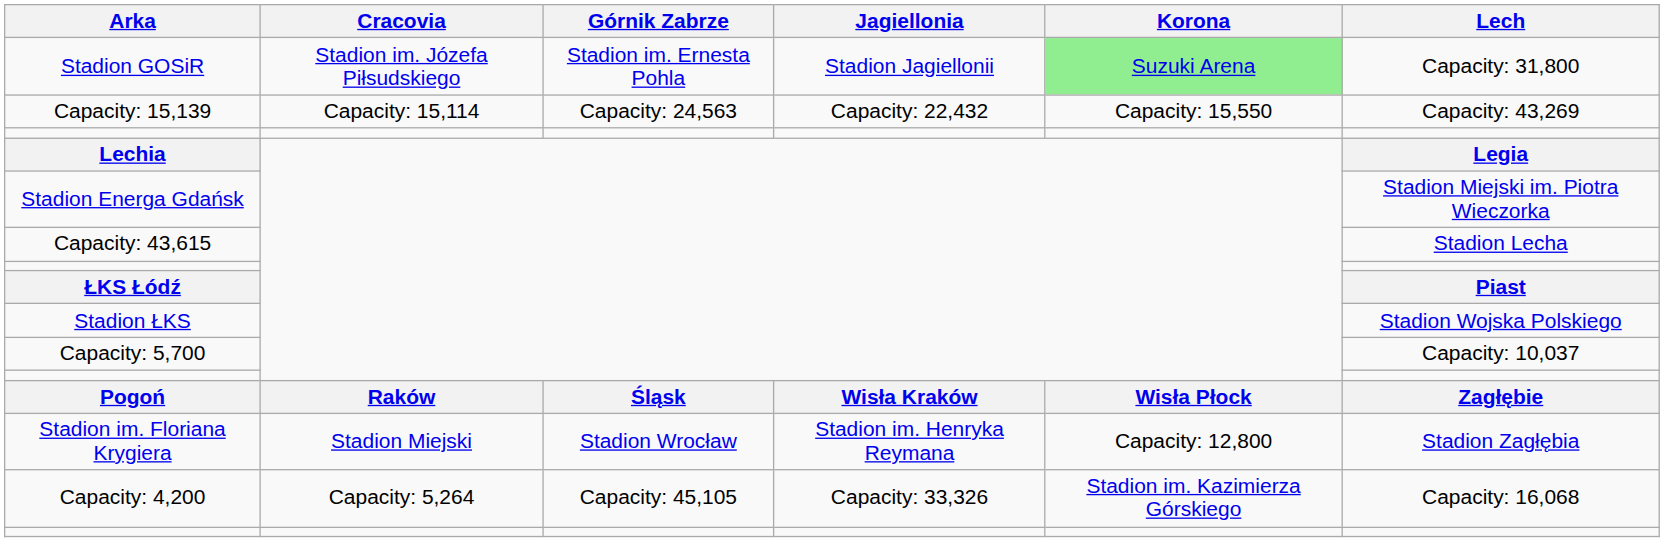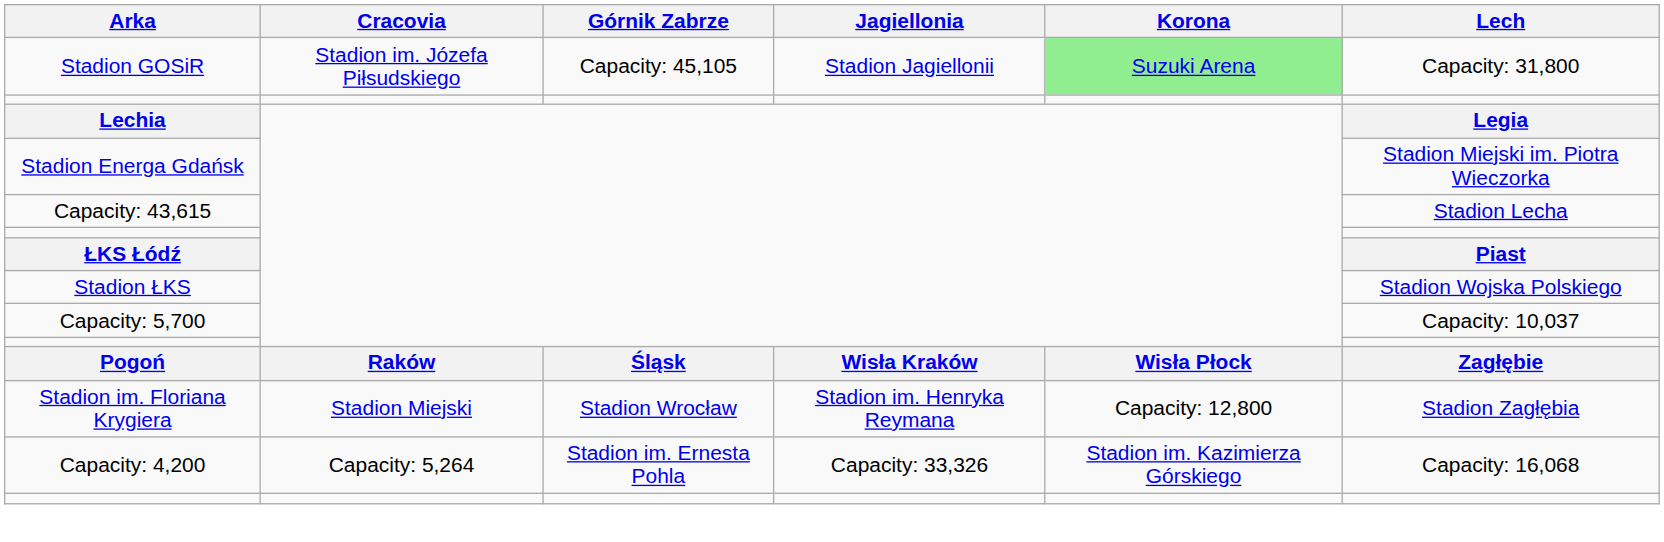(658, 66) Stadion im. Ernesta Pohla -> (658, 66) Capacity: 45,105
- row: (133, 111)
(658, 498) Capacity: 45,105 -> (658, 465) Stadion im. Ernesta Pohla
